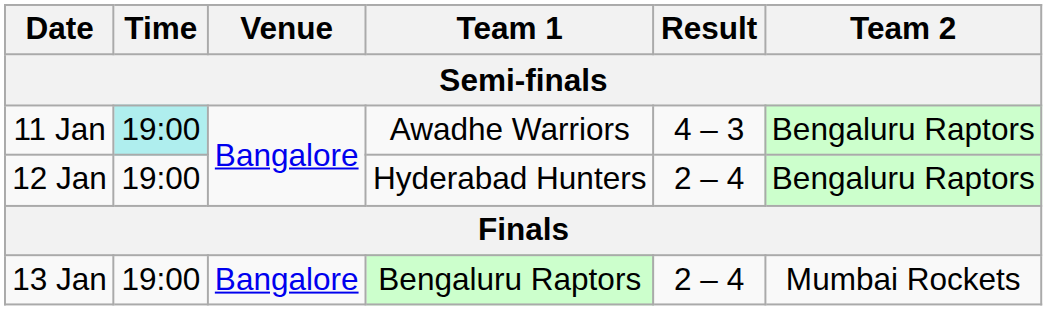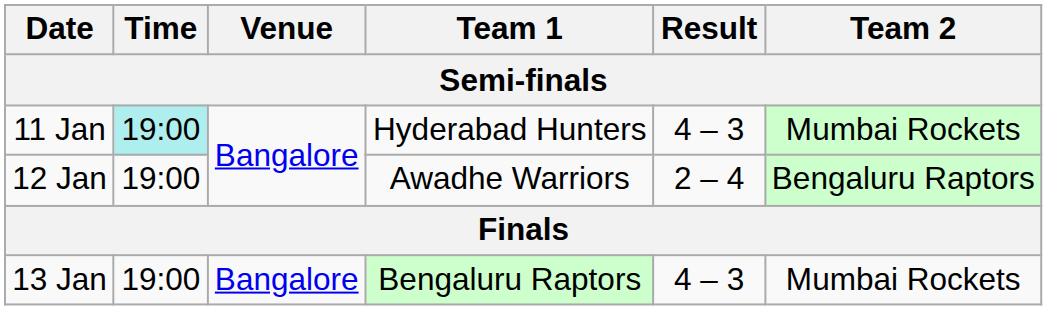(510, 129) Awadhe Warriors -> (510, 129) Hyderabad Hunters
(903, 129) Bengaluru Raptors -> (903, 129) Mumbai Rockets
(510, 179) Hyderabad Hunters -> (510, 179) Awadhe Warriors
(709, 279) 2 – 4 -> (709, 279) 4 – 3
